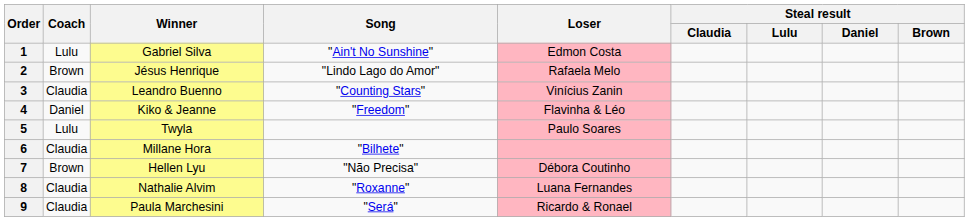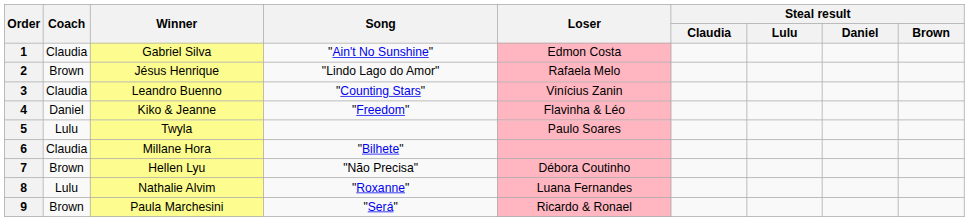(67, 52) Lulu -> (67, 52) Claudia
(67, 187) Claudia -> (67, 187) Lulu
(67, 206) Claudia -> (67, 206) Brown
